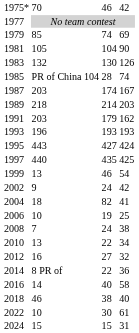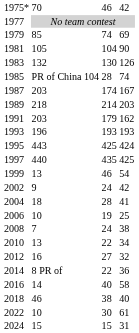(109, 146) 427 -> (109, 146) 425
(107, 201) 82 -> (107, 201) 28
